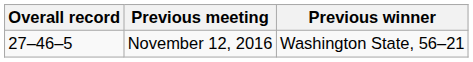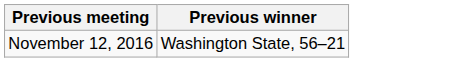- column: (64, 17)
